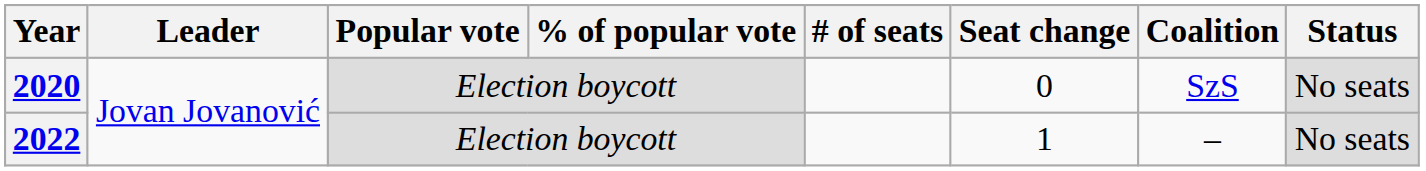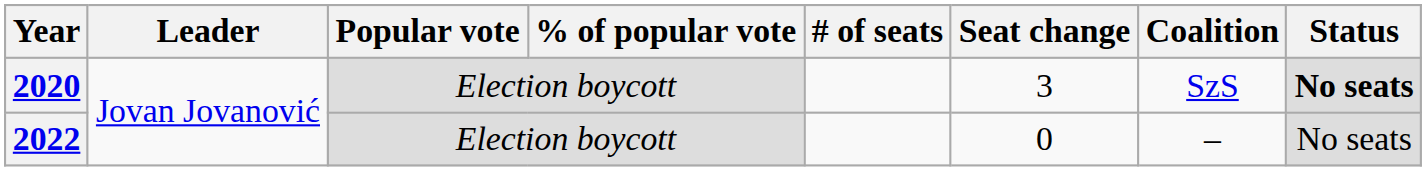(1044, 84) 0 -> (1044, 84) 3
(1352, 84) normal -> (1354, 84) bold
(1044, 138) 1 -> (1044, 138) 0
